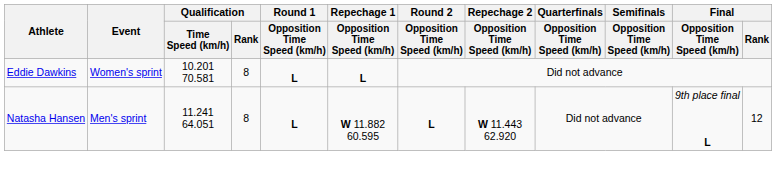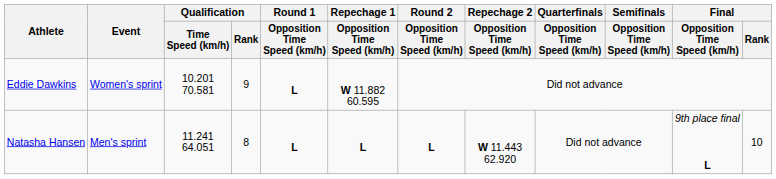(246, 73) 8 -> (246, 85) 9
(363, 79) L -> (363, 96) W 11.882 60.595
(363, 131) W 11.882 60.595 -> (363, 148) L
(757, 119) 12 -> (757, 142) 10
